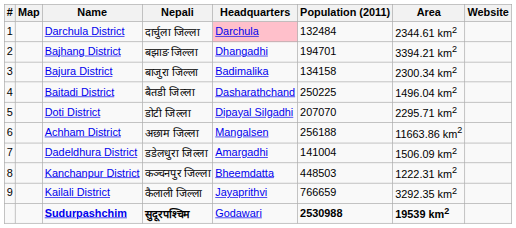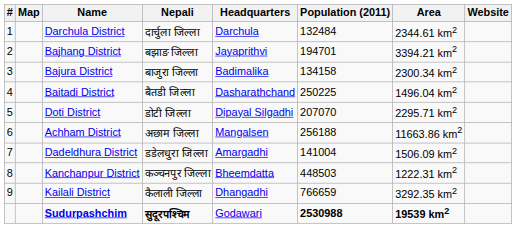(237, 31) pink background -> (237, 31) no background
(242, 52) Dhangadhi -> (241, 52) Jayaprithvi
(241, 193) Jayaprithvi -> (242, 193) Dhangadhi
